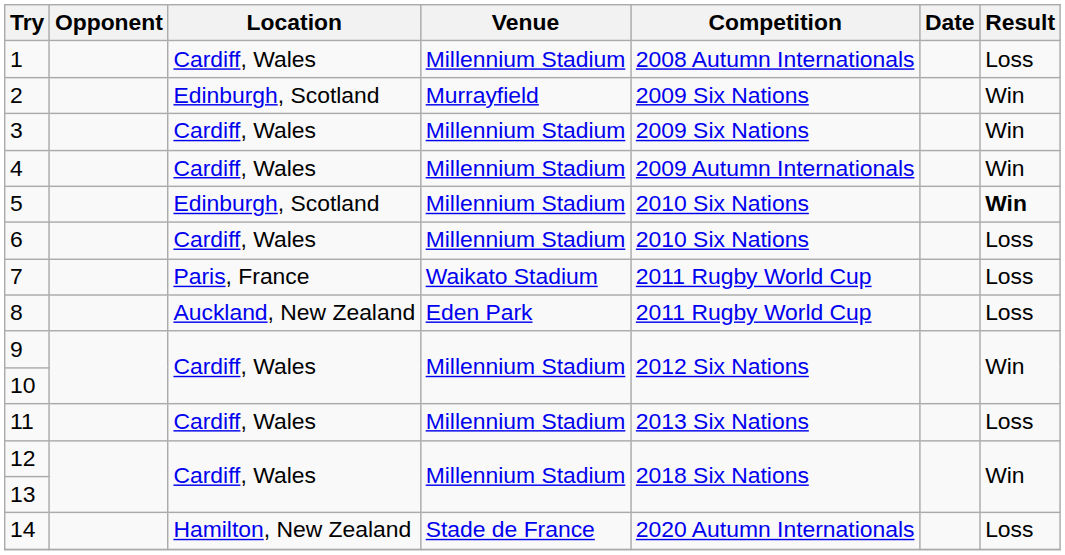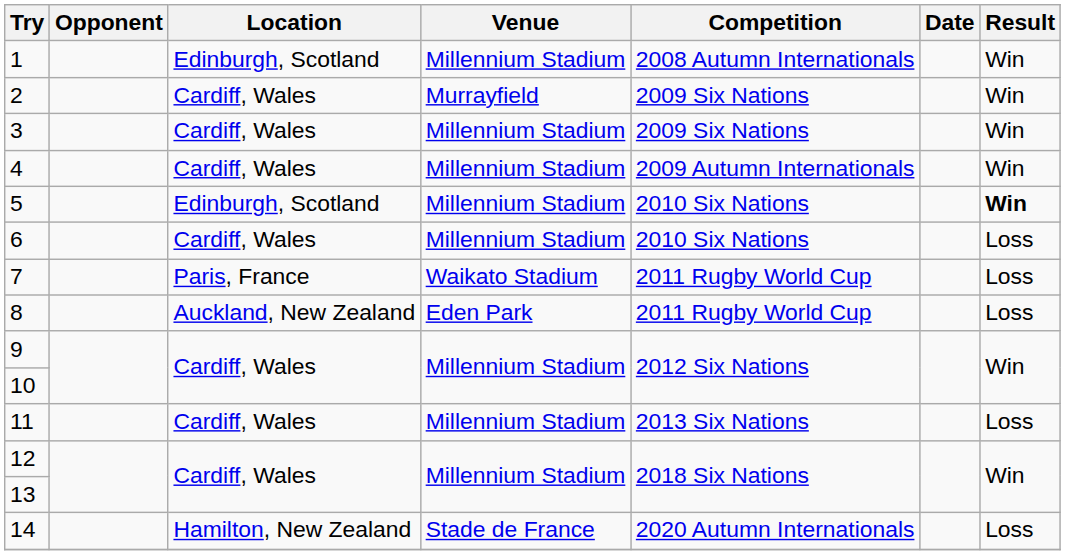(245, 58) Cardiff, Wales -> (276, 58) Edinburgh, Scotland
(1009, 58) Loss -> (1005, 58) Win
(276, 95) Edinburgh, Scotland -> (245, 95) Cardiff, Wales
